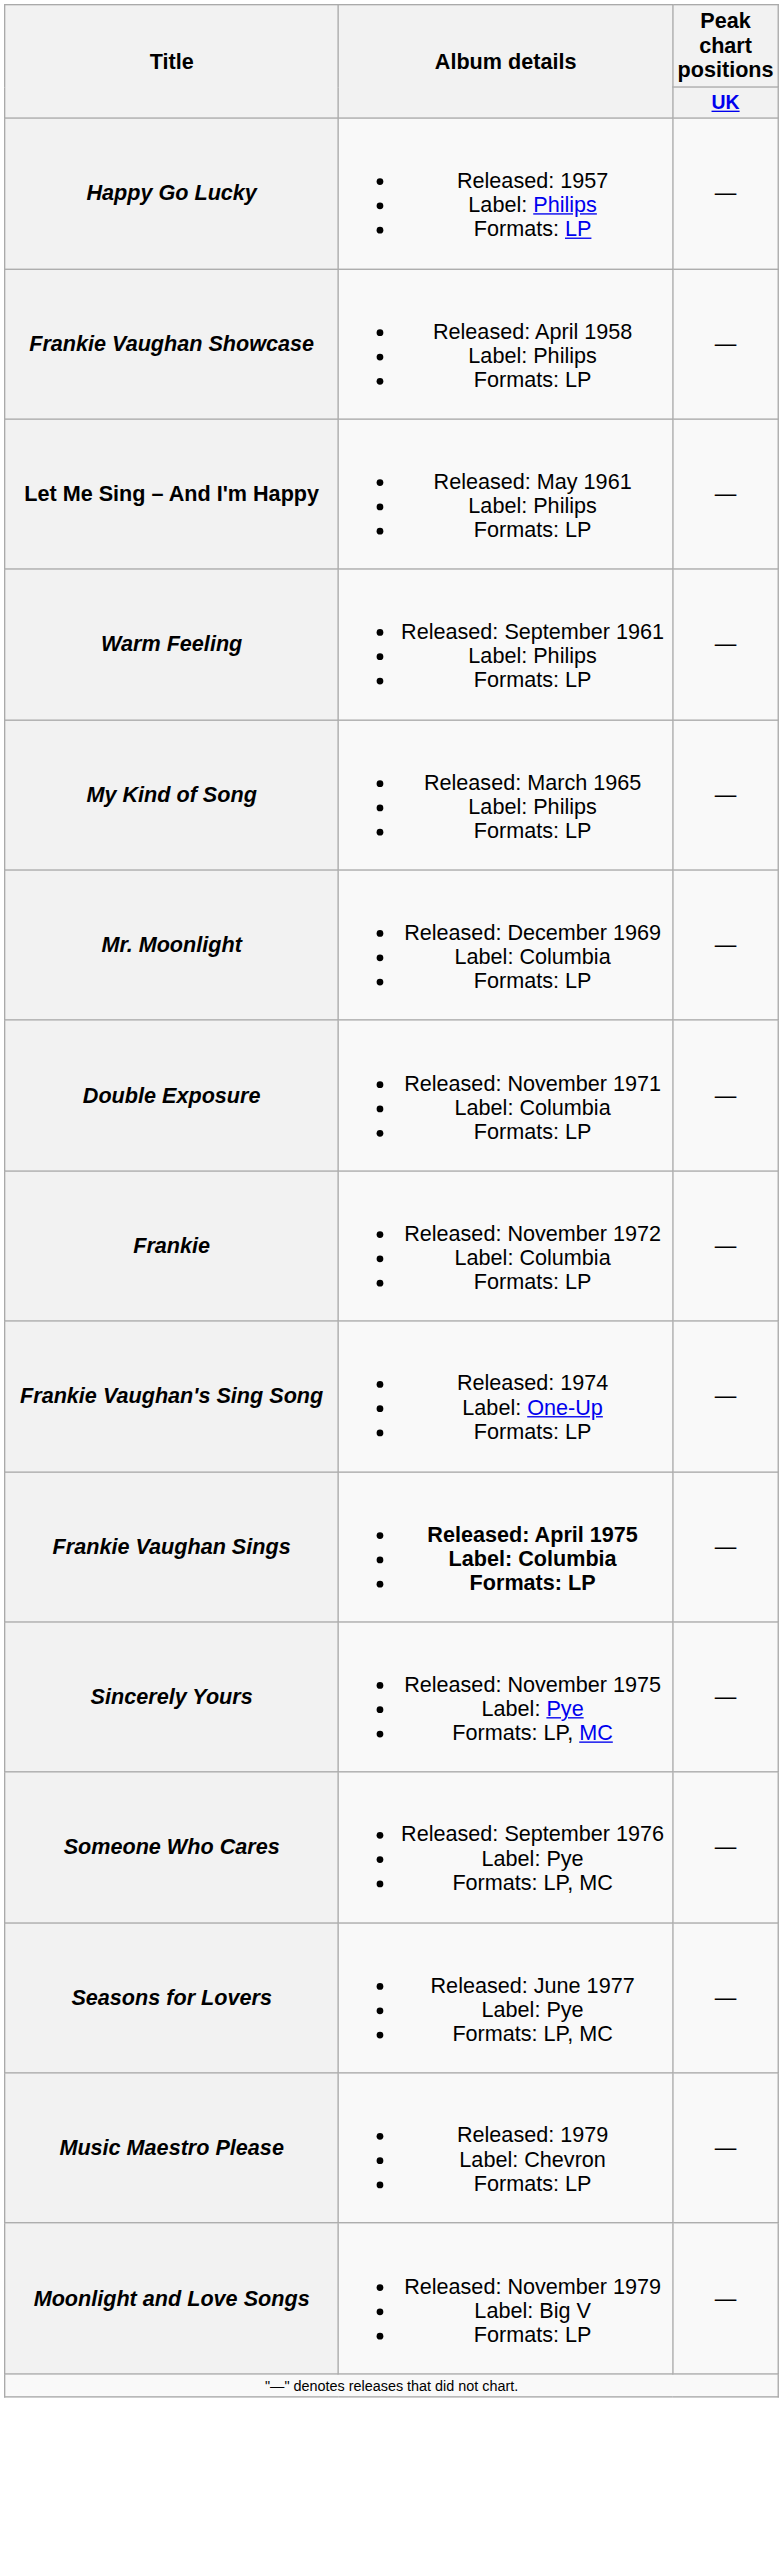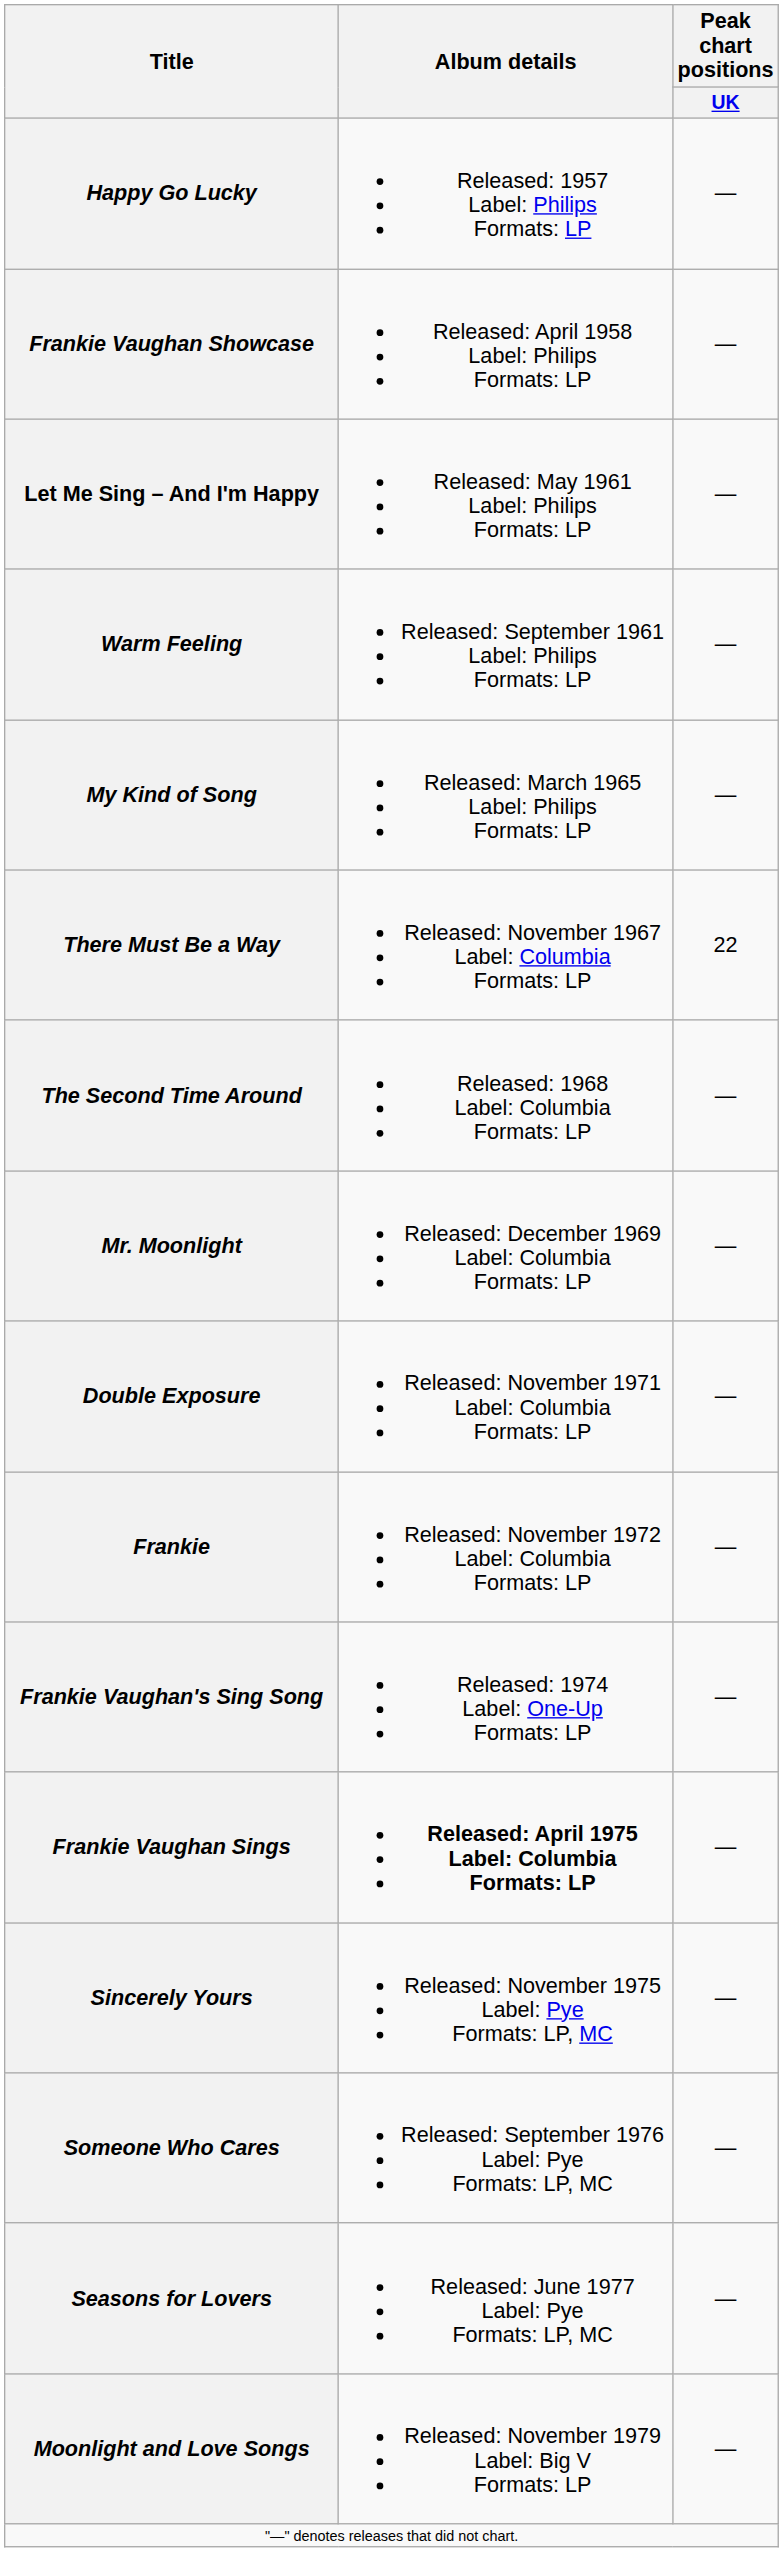+ row: (172, 945)
+ row: (172, 1095)
- row: (172, 2147)
